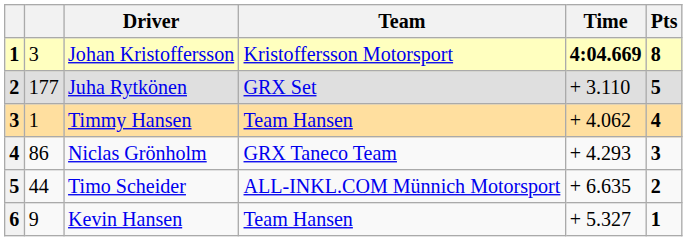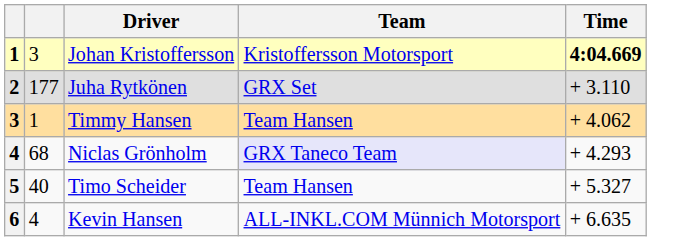- column: (664, 21)
(39, 153) 86 -> (39, 153) 68
(320, 153) no background -> (320, 153) lavender background
(39, 186) 44 -> (39, 186) 40
(402, 186) ALL-INKL.COM Münnich Motorsport -> (298, 186) Team Hansen
(600, 186) + 6.635 -> (600, 186) + 5.327
(34, 219) 9 -> (34, 219) 4
(298, 219) Team Hansen -> (402, 219) ALL-INKL.COM Münnich Motorsport
(600, 219) + 5.327 -> (600, 219) + 6.635
